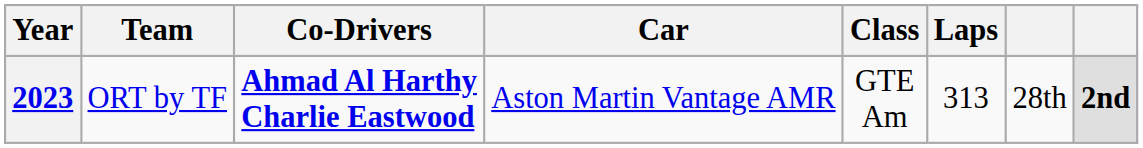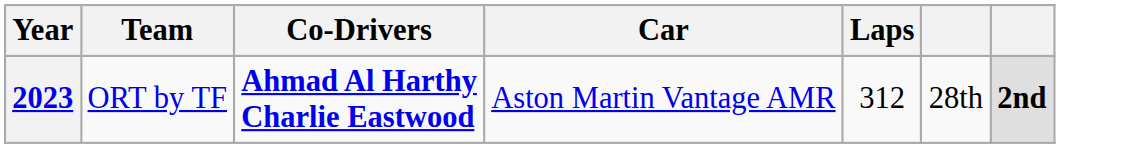- column: (885, 30)
(966, 98) 313 -> (882, 98) 312
